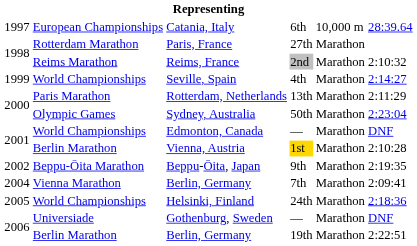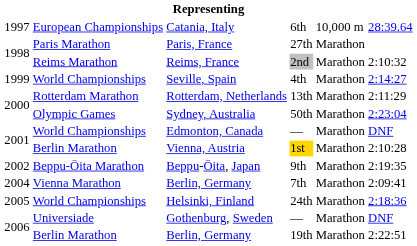(86, 44) Rotterdam Marathon -> (72, 44) Paris Marathon
(72, 96) Paris Marathon -> (86, 96) Rotterdam Marathon
